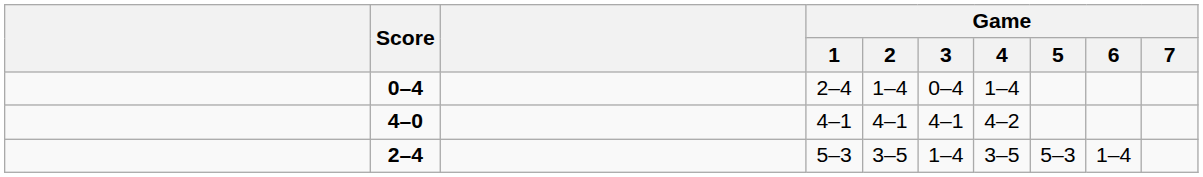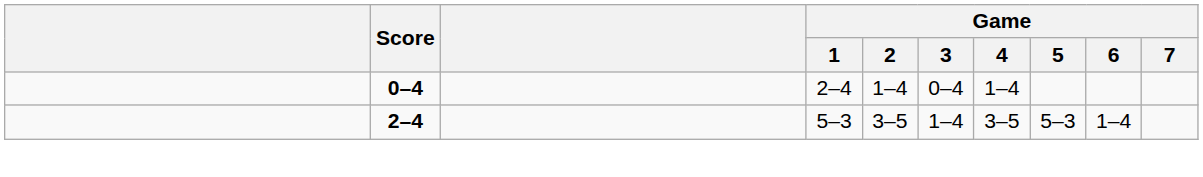- row: (405, 121)
